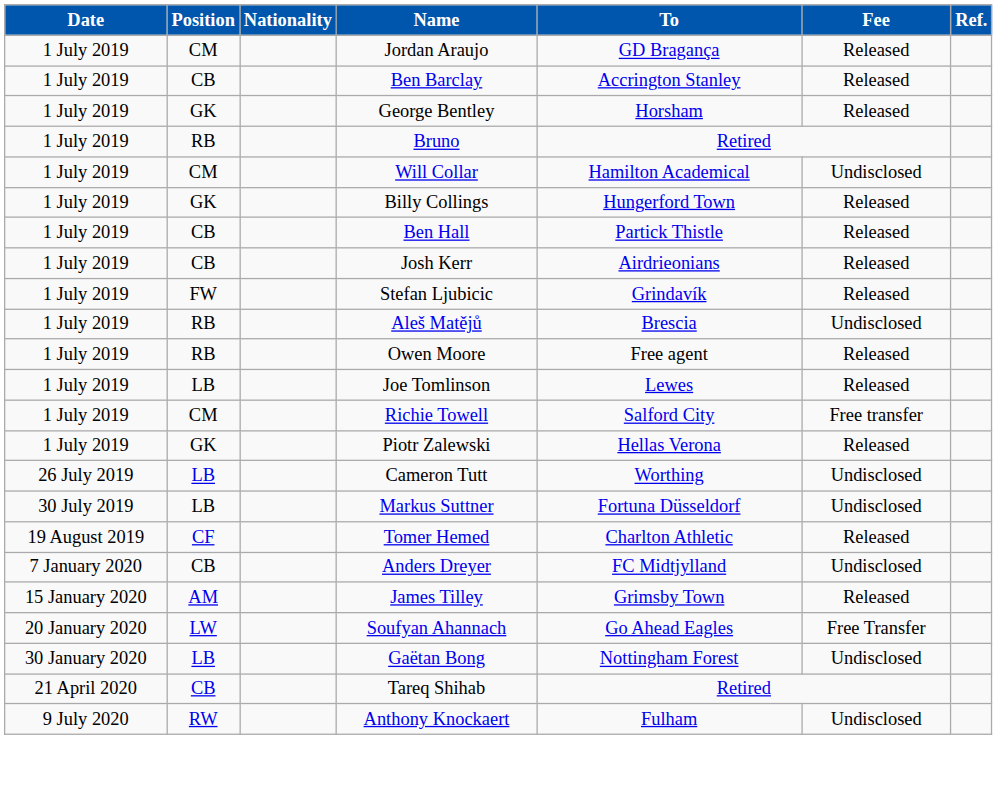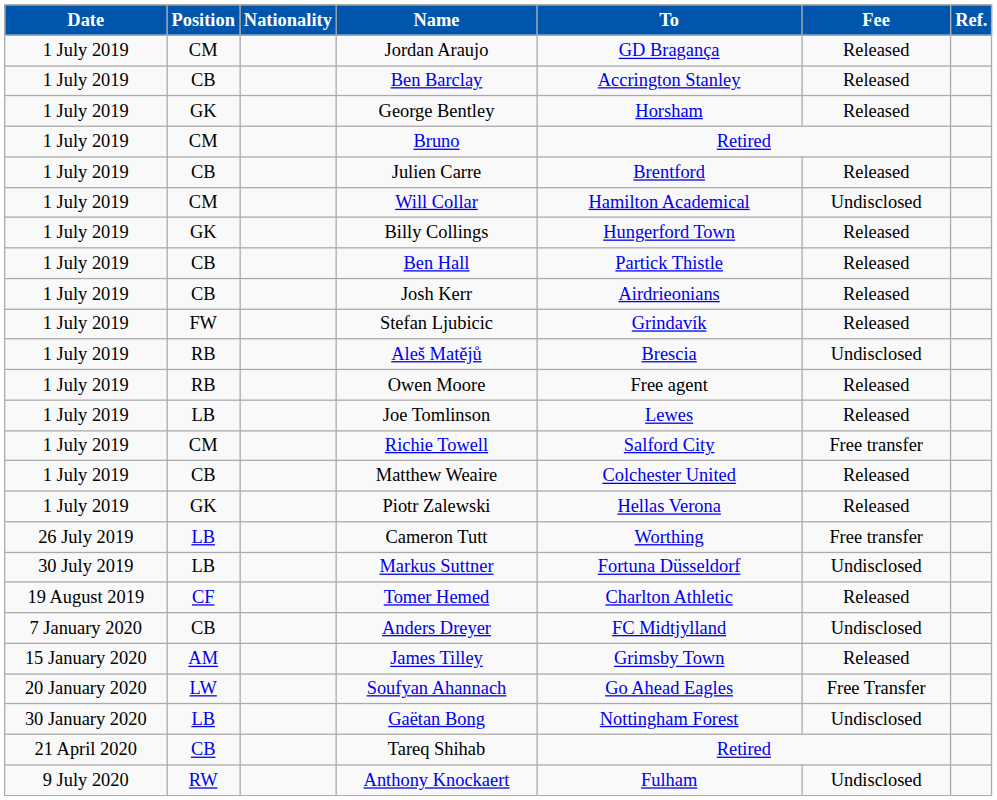(203, 141) RB -> (203, 141) CM
+ row: (436, 172)
+ row: (436, 476)
(876, 476) Undisclosed -> (876, 536) Free transfer
